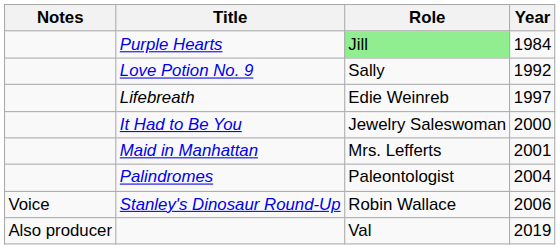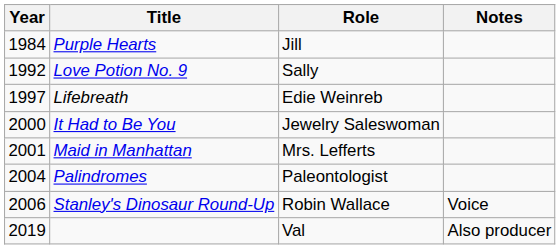columns swapped: (533, 17) <-> (60, 17)
(358, 44) lightgreen background -> (292, 44) no background
